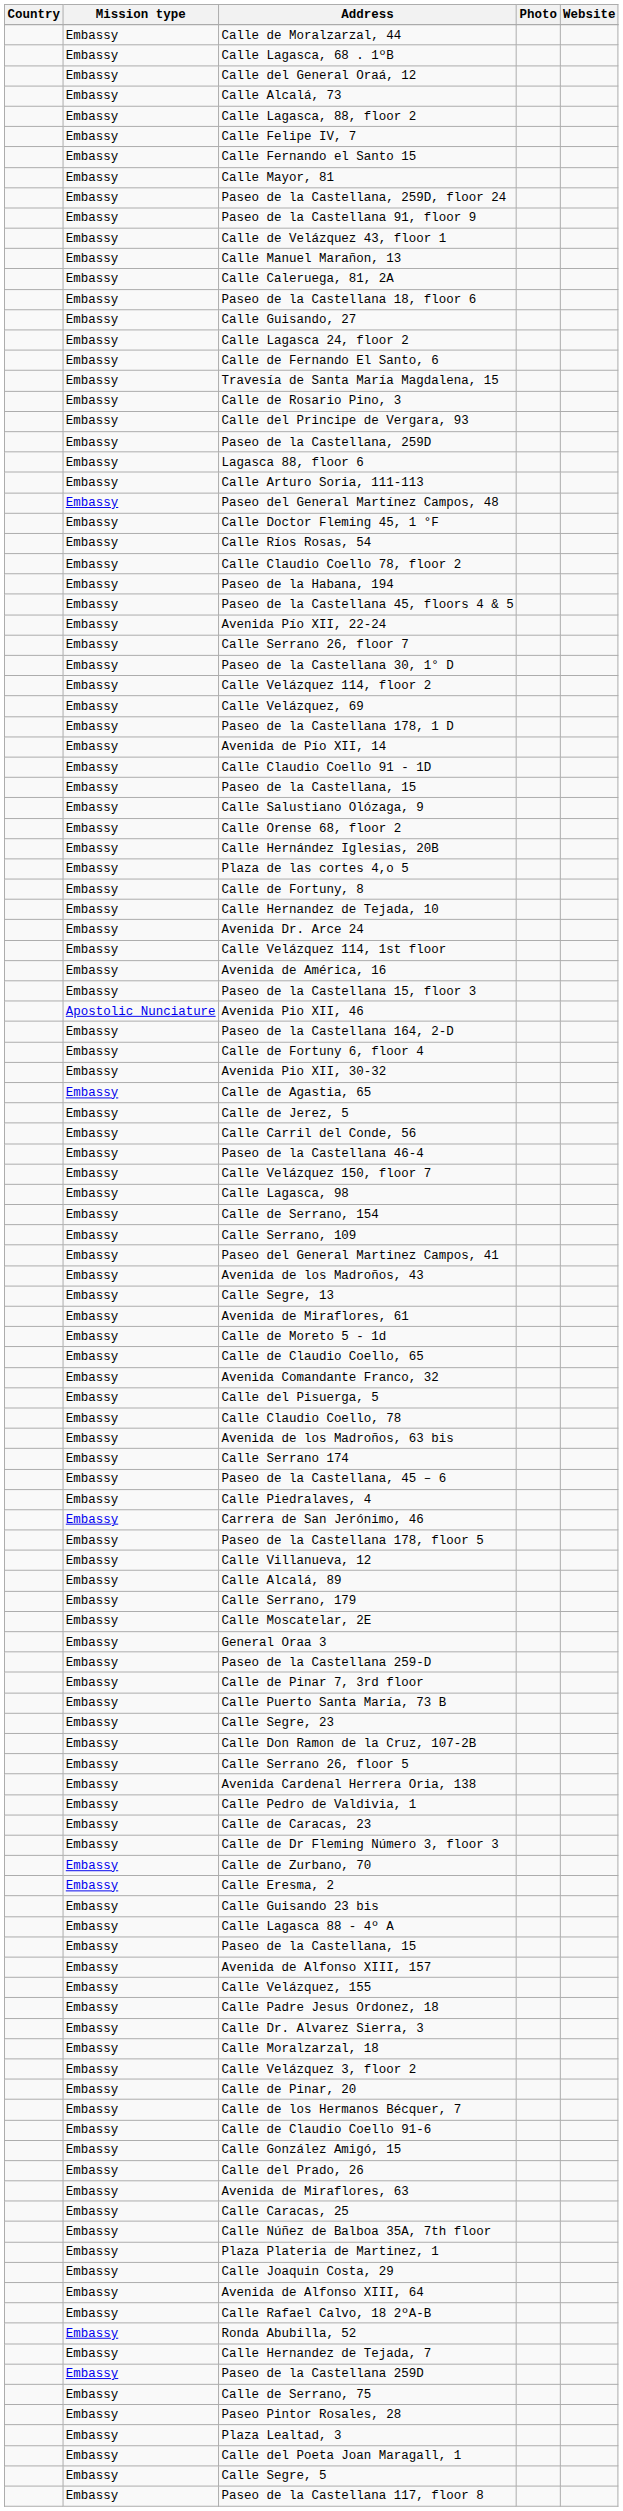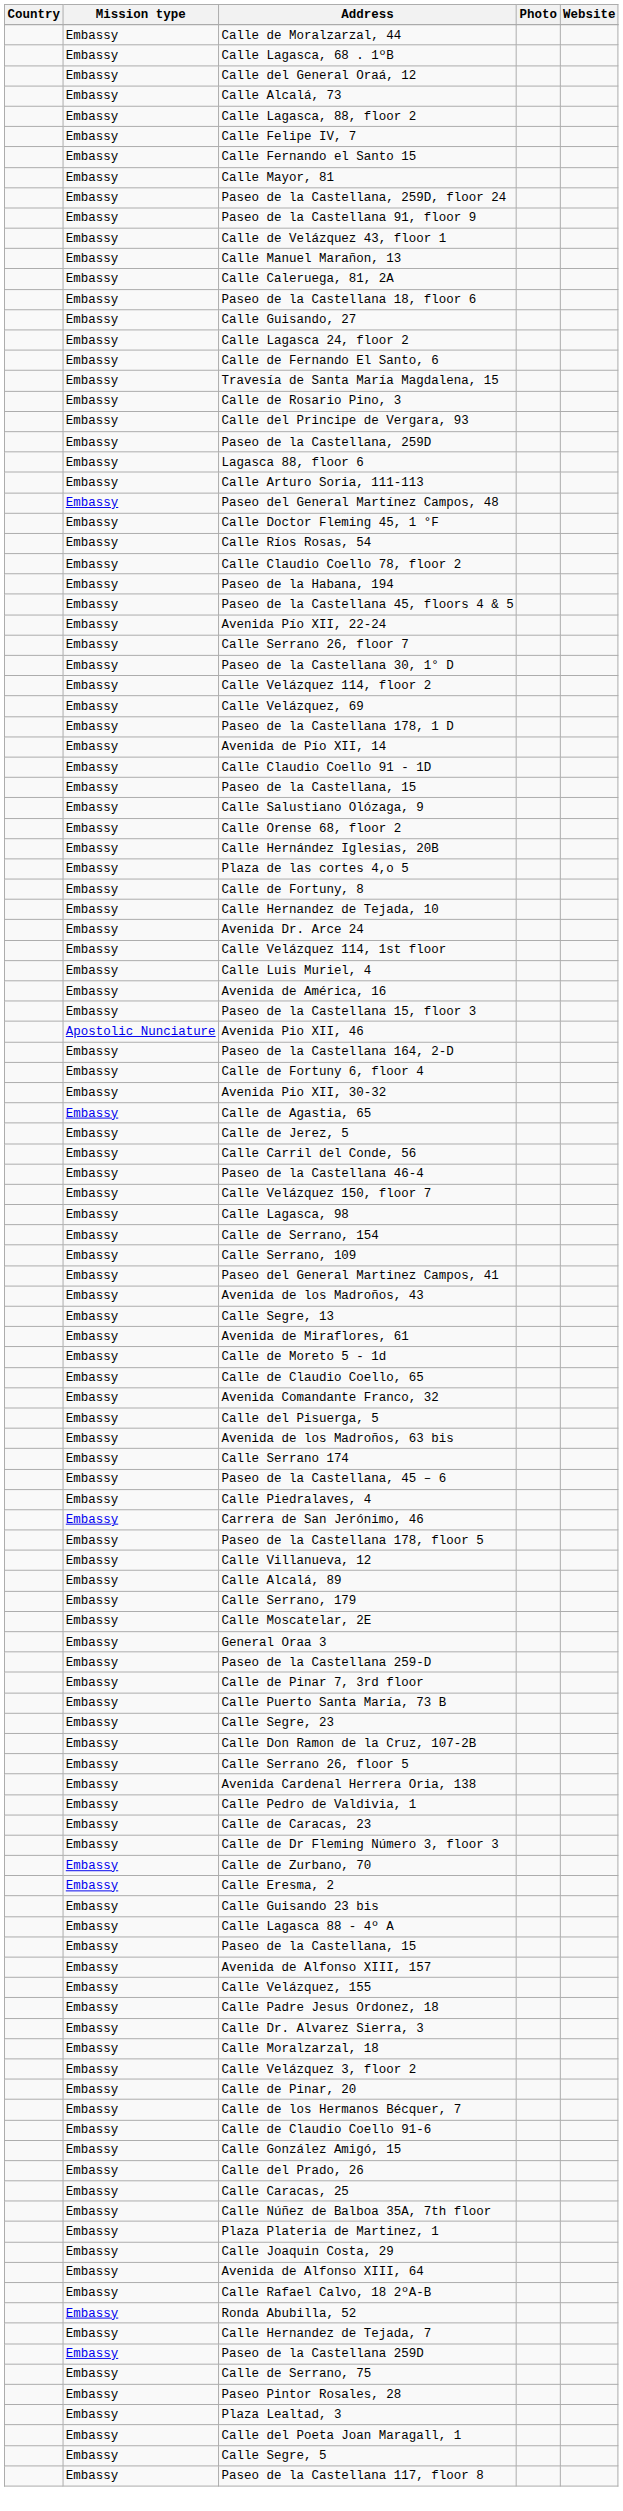+ row: (92, 971)
- row: (92, 1418)
- row: (92, 2191)
